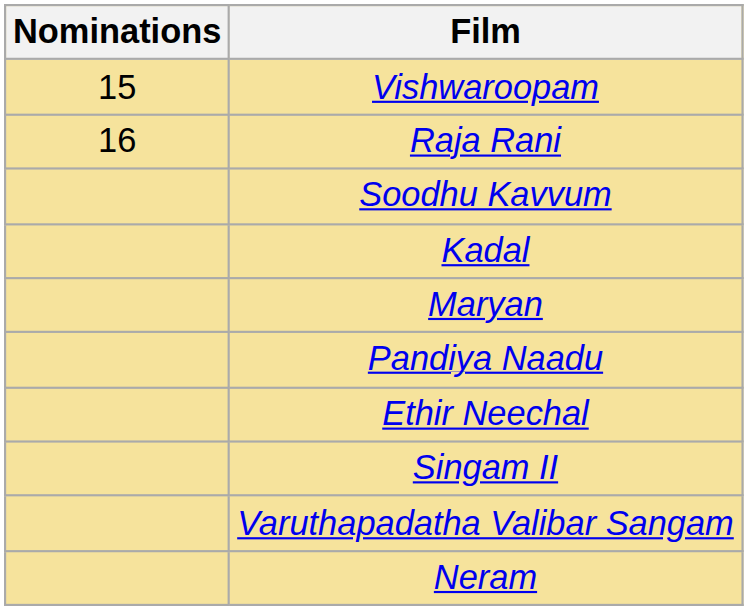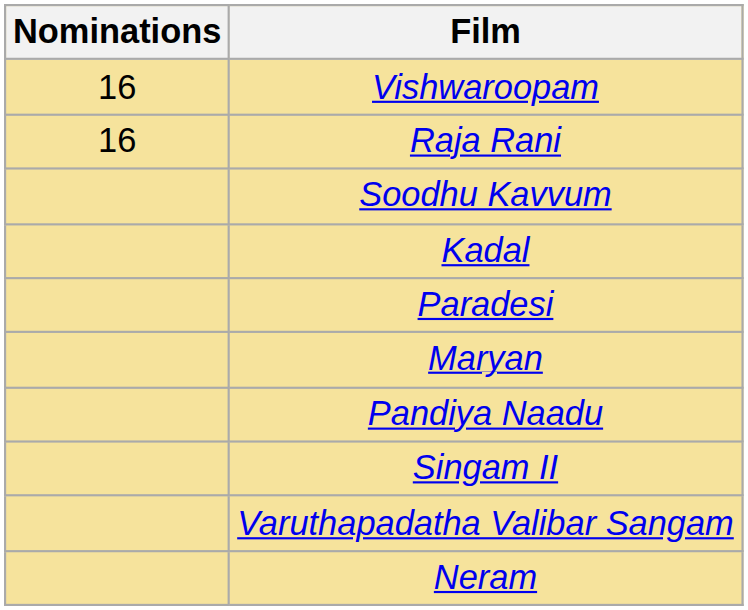(117, 86) 15 -> (117, 86) 16
+ row: (485, 304)
- row: (485, 413)
